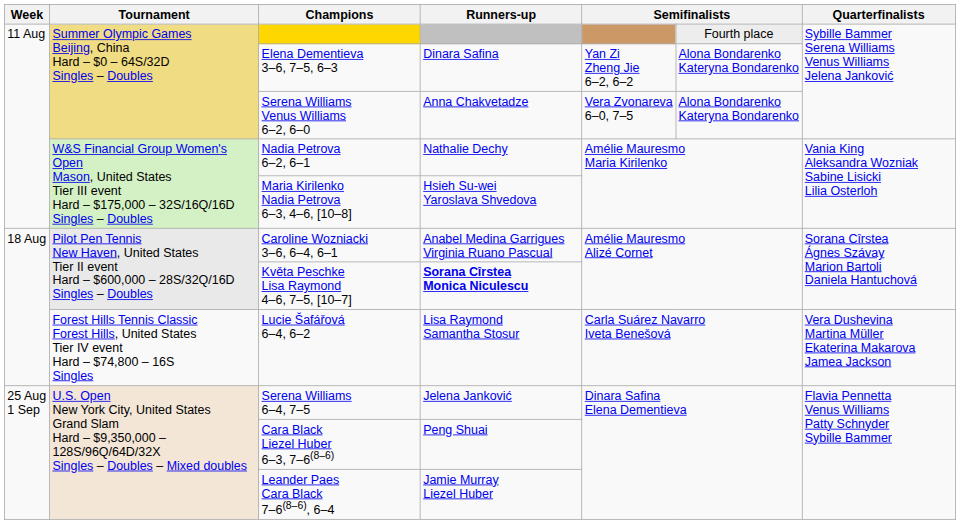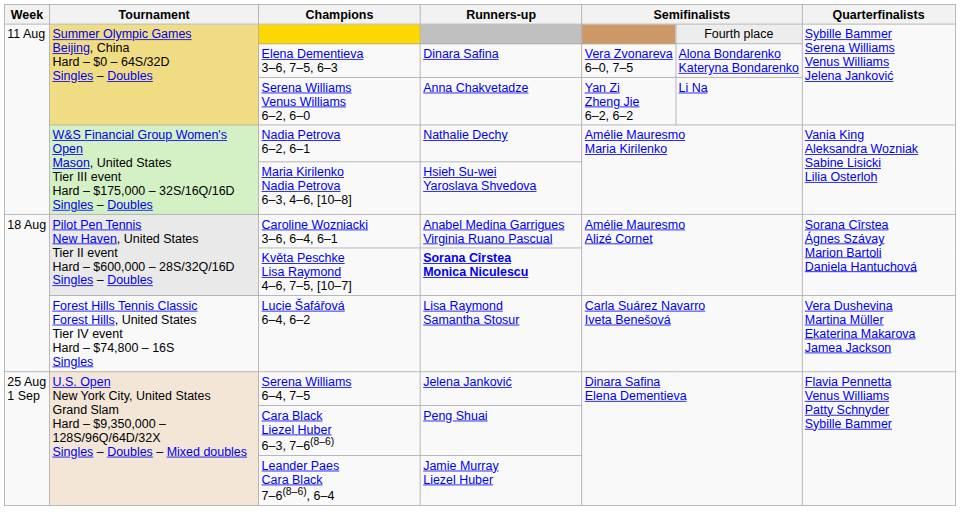(612, 68) Yan Zi Zheng Jie 6–2, 6–2 -> (629, 61) Vera Zvonareva 6–0, 7–5
(629, 109) Vera Zvonareva 6–0, 7–5 -> (612, 102) Yan Zi Zheng Jie 6–2, 6–2
(739, 109) Alona Bondarenko Kateryna Bondarenko -> (693, 88) Li Na
